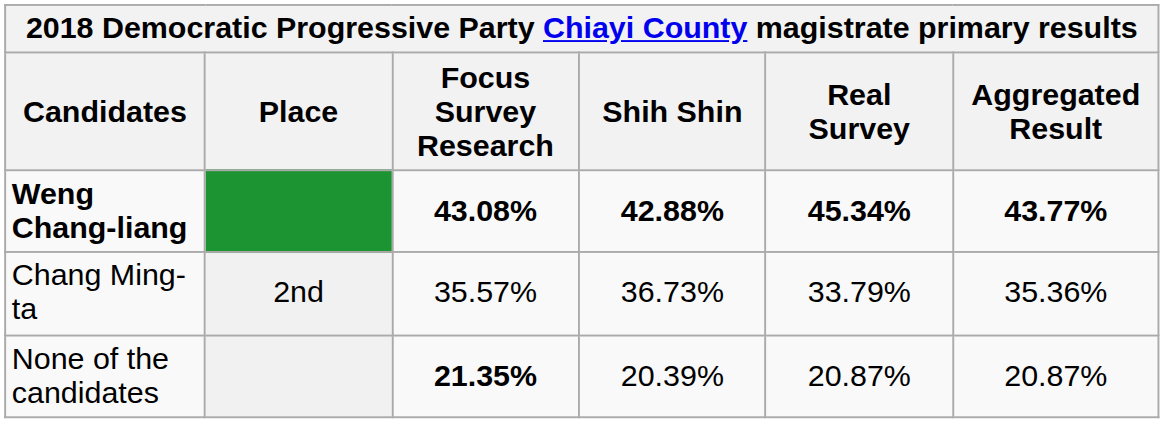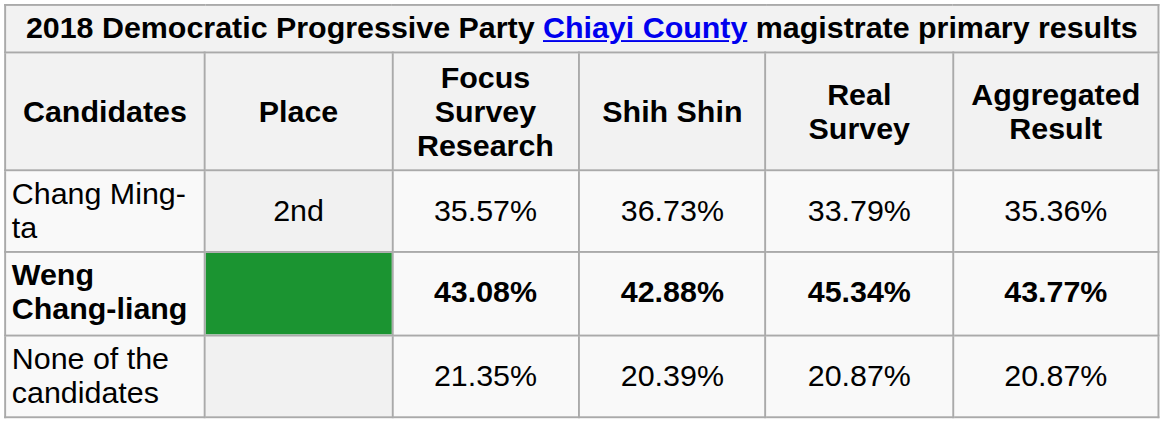rows swapped: (100, 210) <-> (99, 292)
(485, 375) bold -> (485, 375) normal
